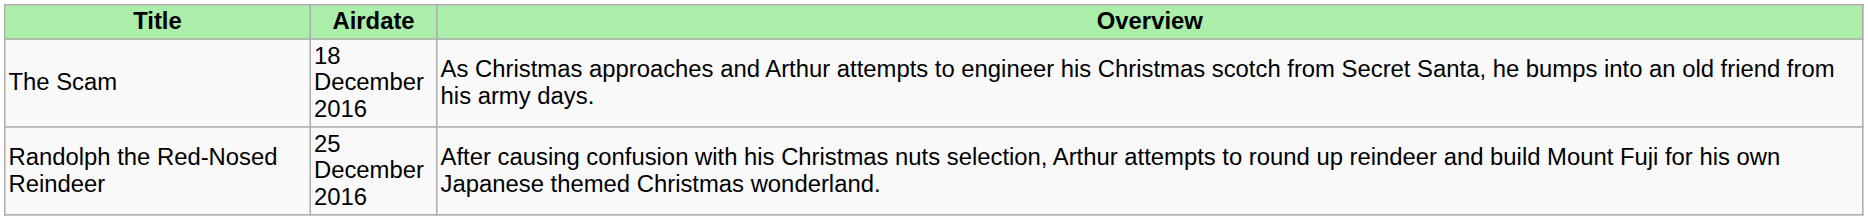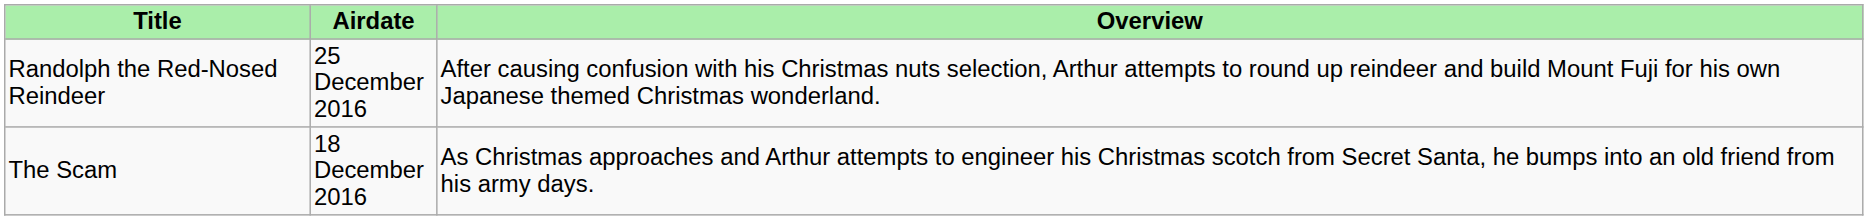rows swapped: (63, 82) <-> (143, 170)
